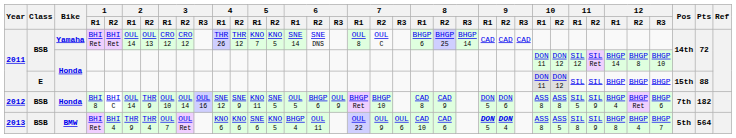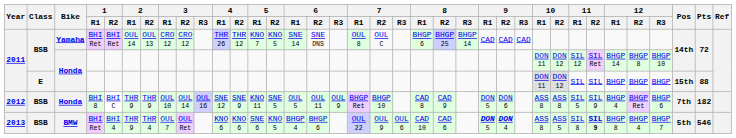(131, 102) OUL 14 -> (131, 102) THR 9
(318, 102) BHGP 6 -> (318, 102) OUL 11
(318, 123) OUL 11 -> (318, 123) BHGP 6
(595, 123) normal -> (595, 123) bold
(704, 123) 564 -> (704, 123) 546
